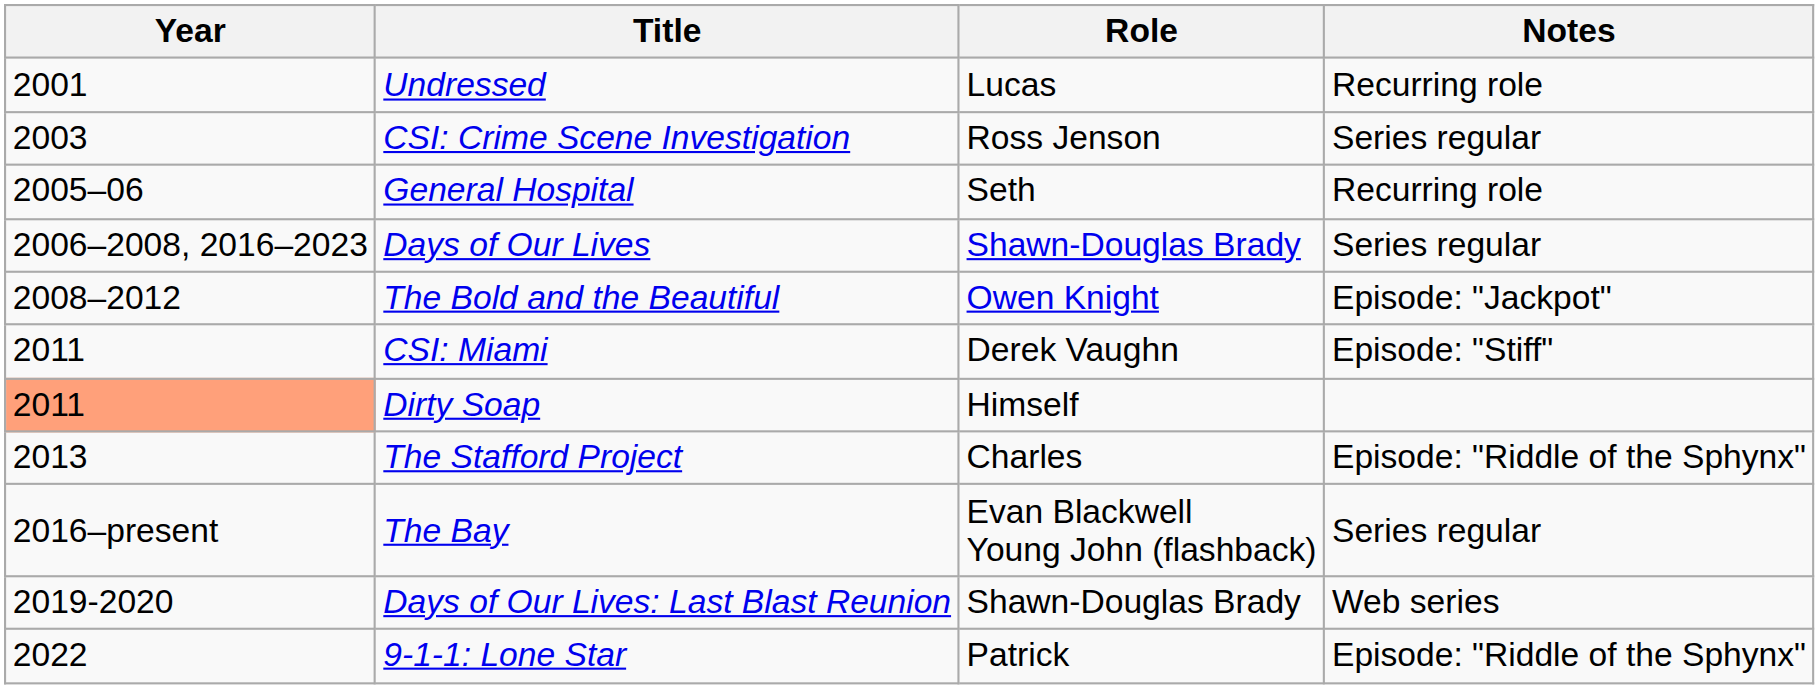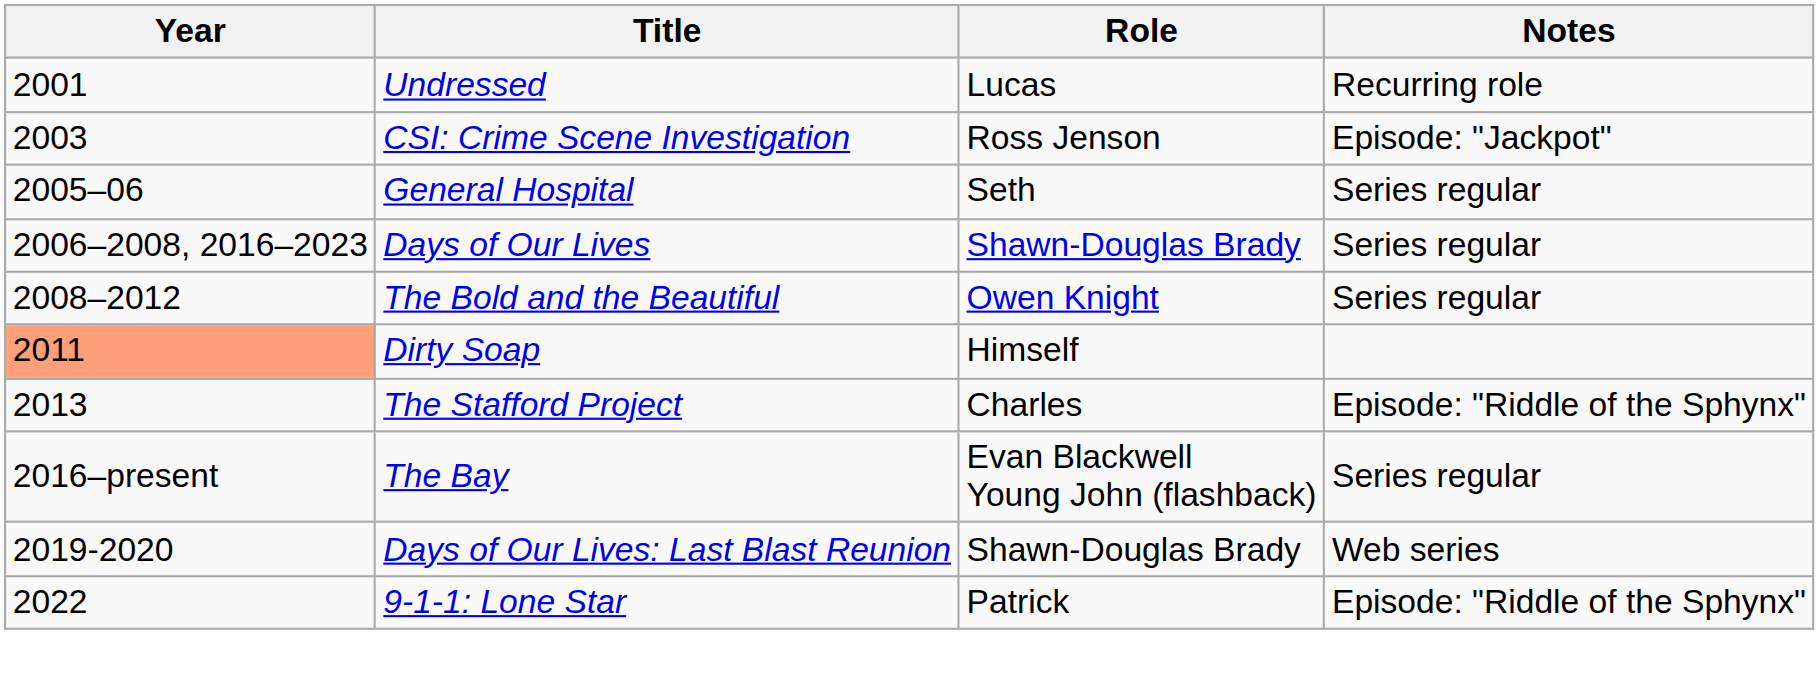(1437, 137) Series regular -> (1472, 137) Episode: "Jackpot"
(1437, 191) Recurring role -> (1437, 191) Series regular
(1472, 297) Episode: "Jackpot" -> (1437, 297) Series regular
- row: (465, 350)
